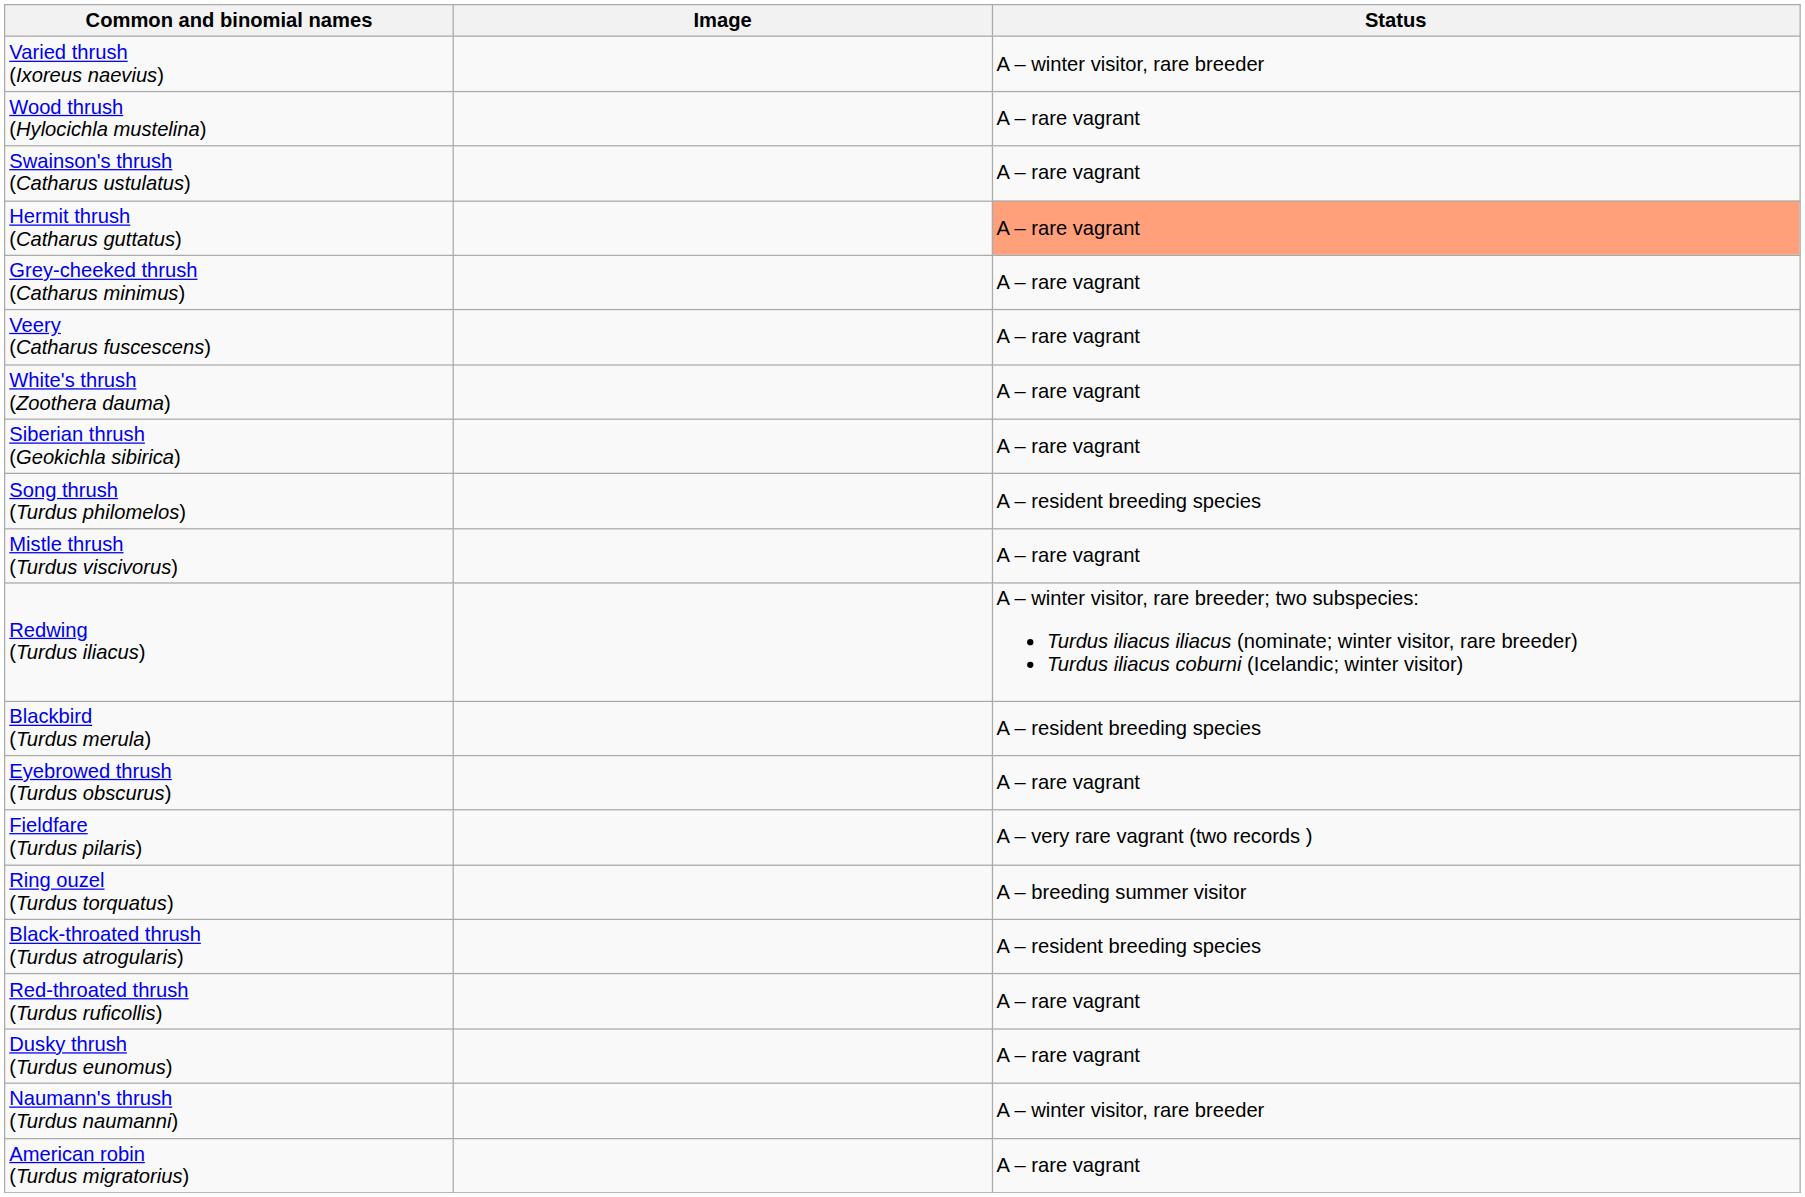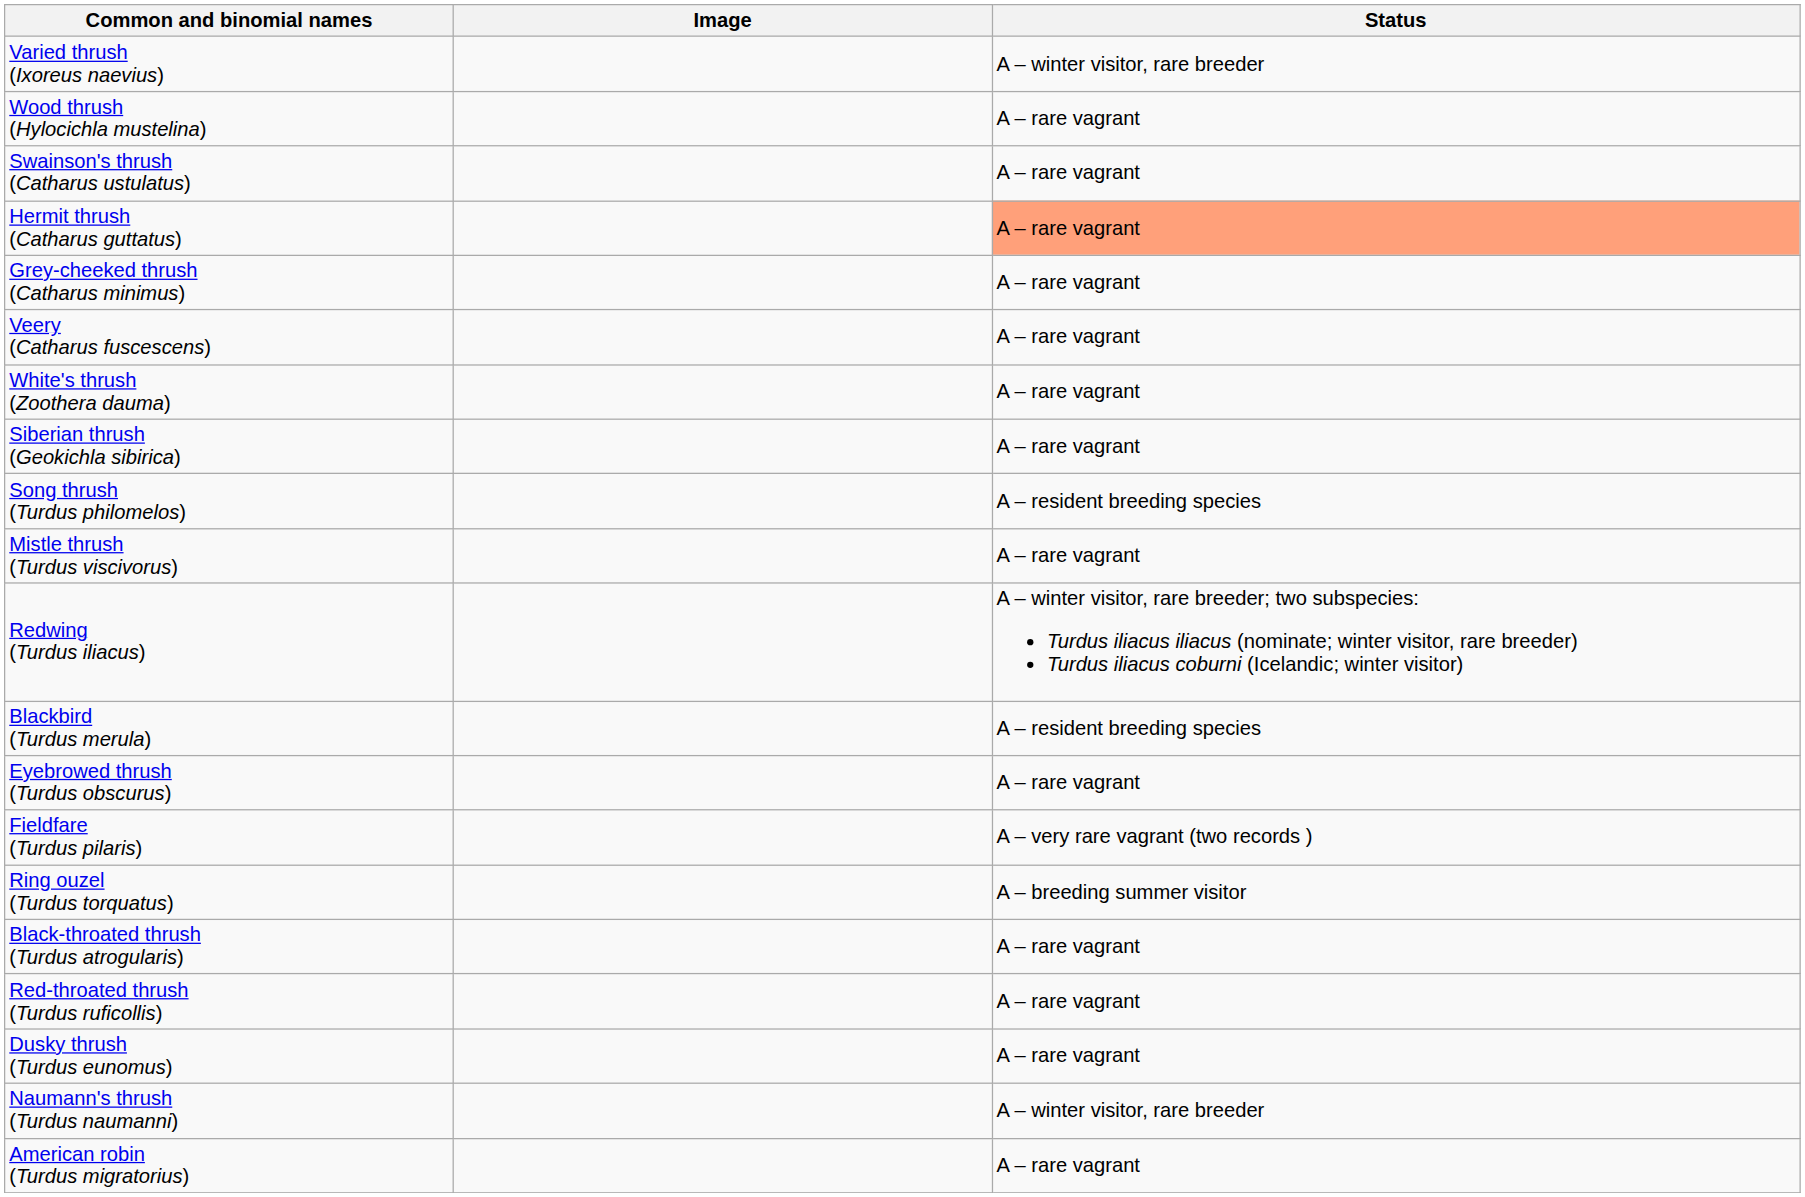(1129, 946) A – resident breeding species -> (1068, 946) A – rare vagrant
